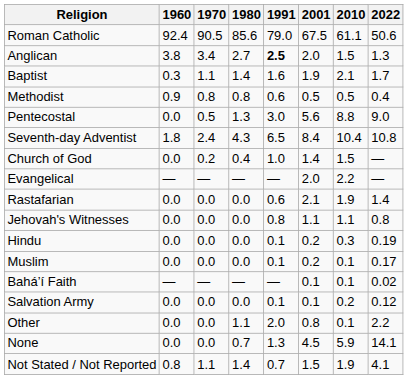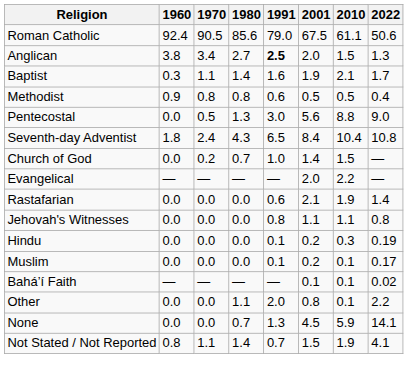(241, 158) 0.4 -> (241, 158) 0.7
- row: (51, 302)
